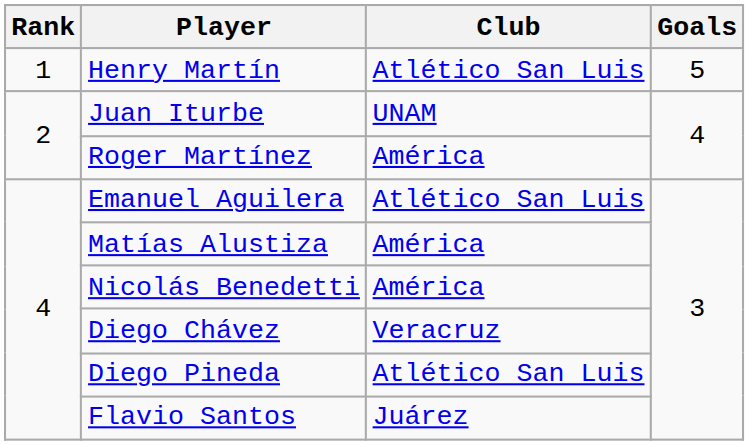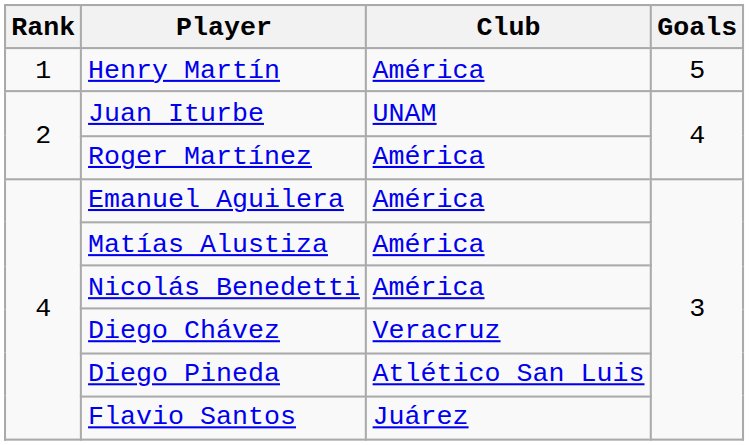(509, 70) Atlético San Luis -> (429, 70) América
(509, 200) Atlético San Luis -> (429, 200) América
